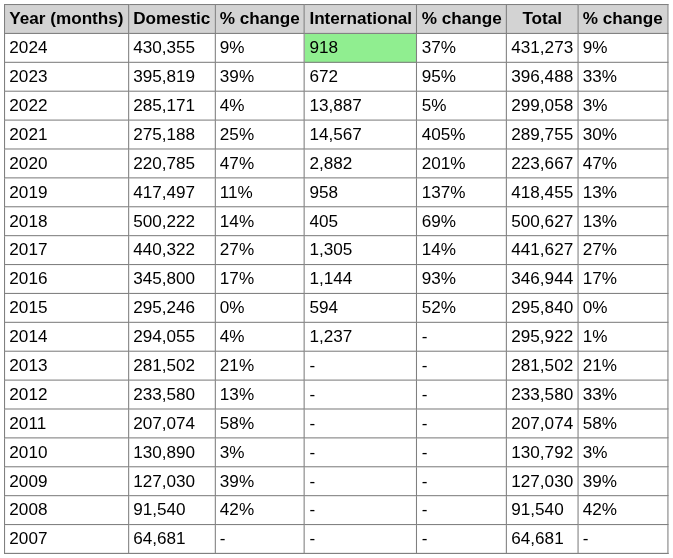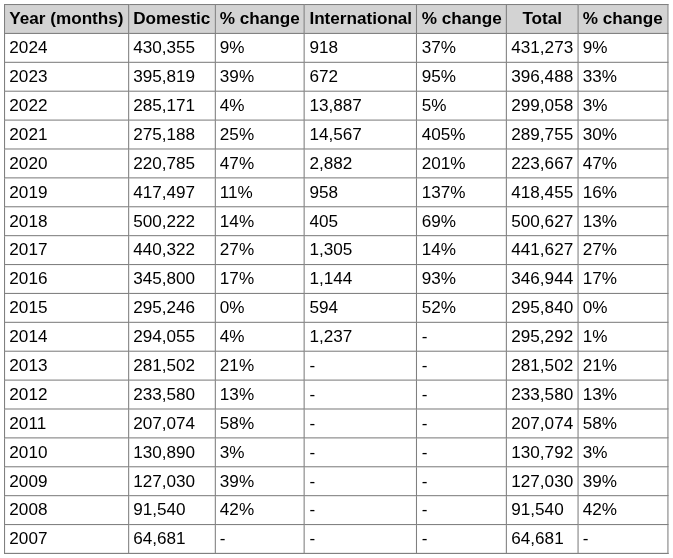(324, 47) lightgreen background -> (324, 47) no background
(600, 192) 13% -> (600, 192) 16%
(542, 336) 295,922 -> (542, 336) 295,292
(600, 394) 33% -> (600, 394) 13%
